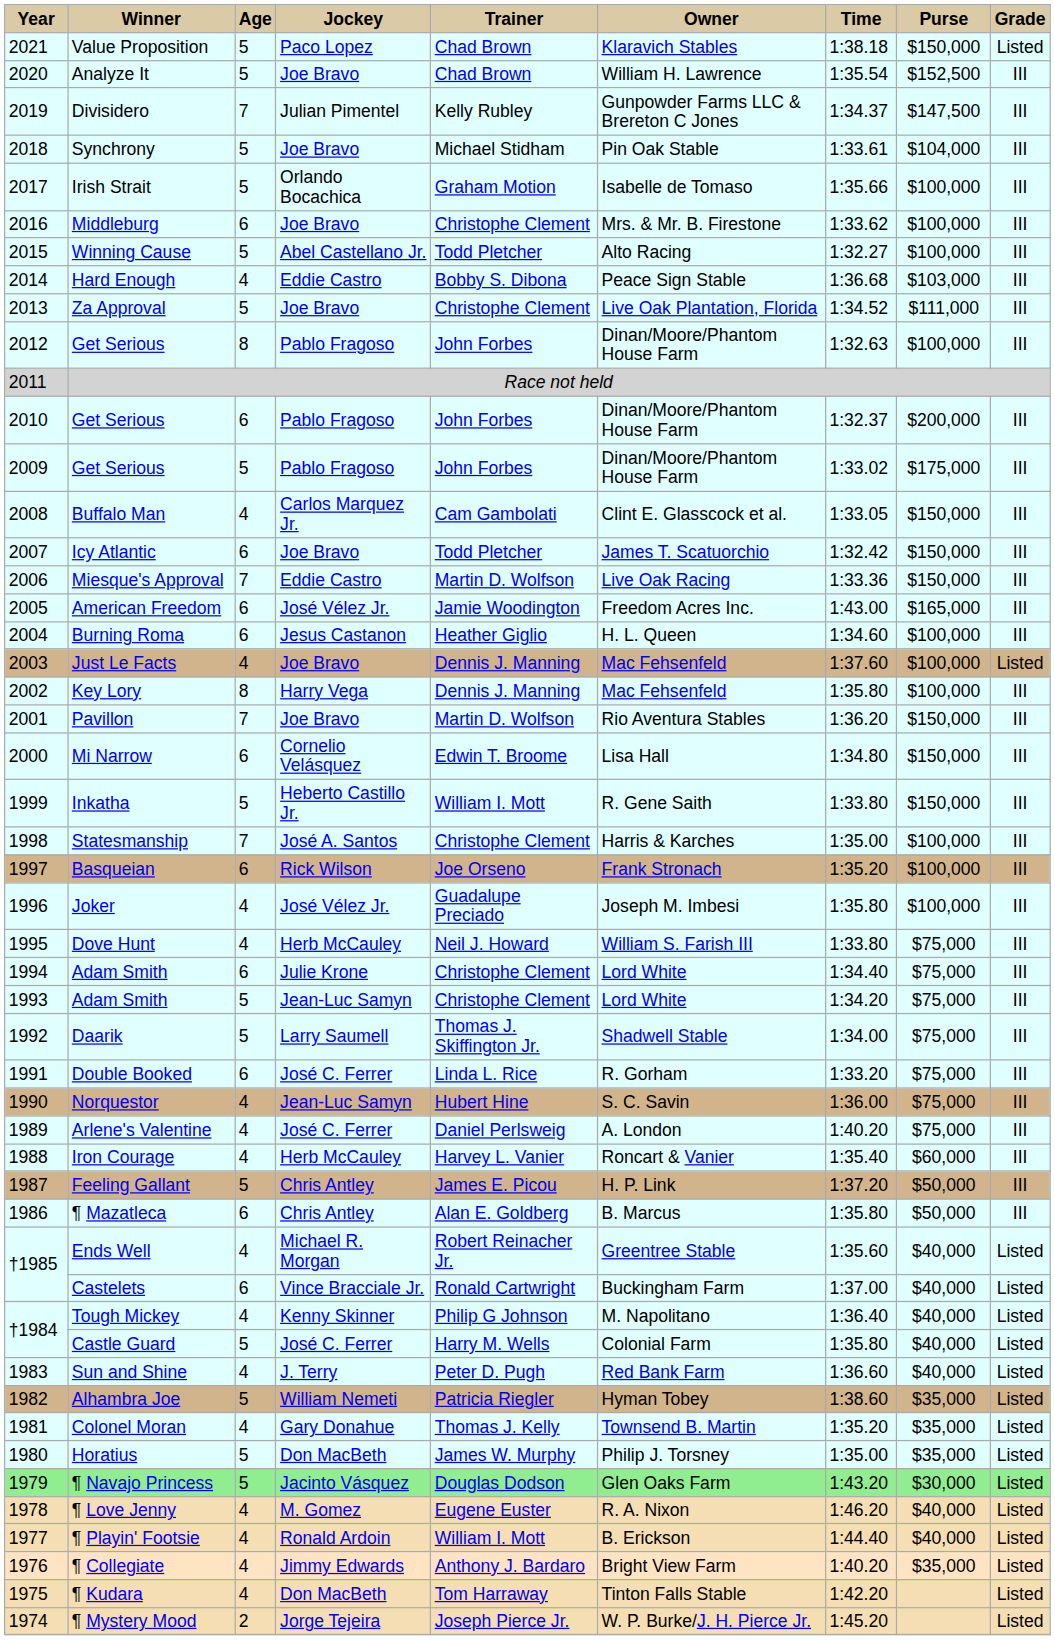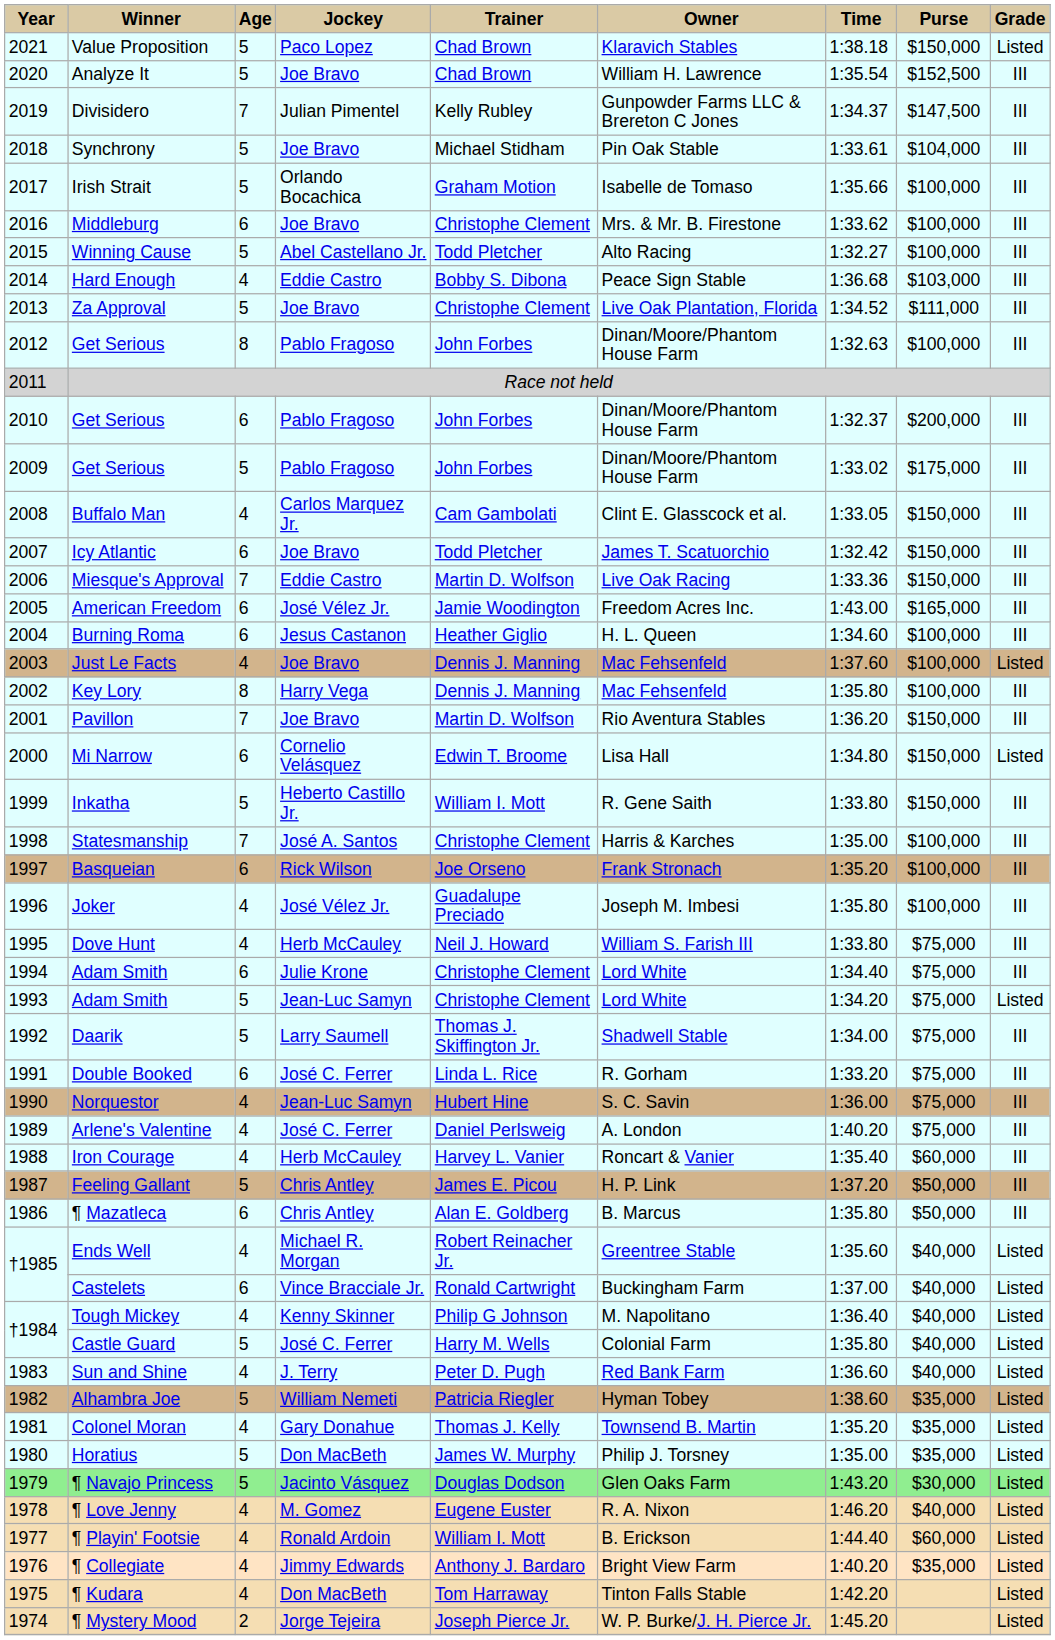(1020, 756) III -> (1020, 756) Listed
(1020, 999) III -> (1020, 999) Listed
(944, 1538) $40,000 -> (944, 1538) $60,000
